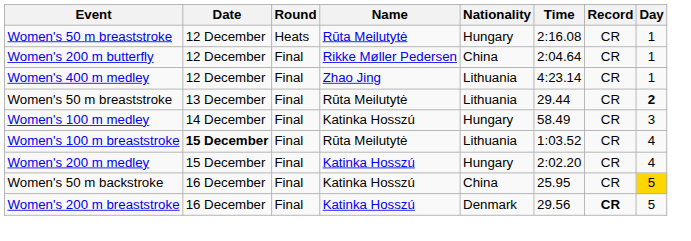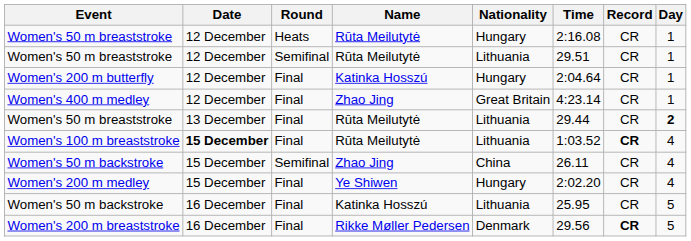+ row: (90, 57)
(390, 57) Rikke Møller Pedersen -> (381, 78) Katinka Hosszú
(480, 57) China -> (501, 78) Hungary
(490, 78) Lithuania -> (513, 99) Great Britain
- row: (78, 120)
(610, 141) normal -> (630, 141) bold
+ row: (85, 162)
(369, 162) Katinka Hosszú -> (366, 183) Ye Shiwen
(480, 183) China -> (503, 204) Lithuania
(652, 183) gold background -> (671, 204) no background
(369, 204) Katinka Hosszú -> (402, 225) Rikke Møller Pedersen
